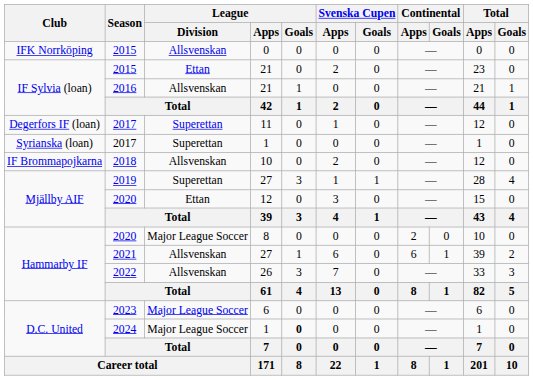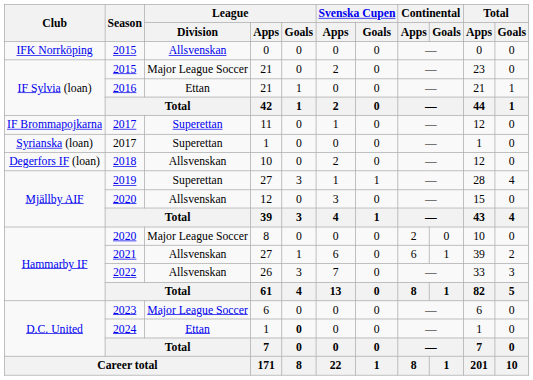(198, 69) Ettan -> (198, 69) Major League Soccer
(198, 87) Allsvenskan -> (198, 87) Ettan
(55, 124) Degerfors IF (loan) -> (55, 124) IF Brommapojkarna
(55, 161) IF Brommapojkarna -> (55, 161) Degerfors IF (loan)
(198, 198) Ettan -> (198, 198) Allsvenskan
(198, 328) Major League Soccer -> (198, 328) Ettan
